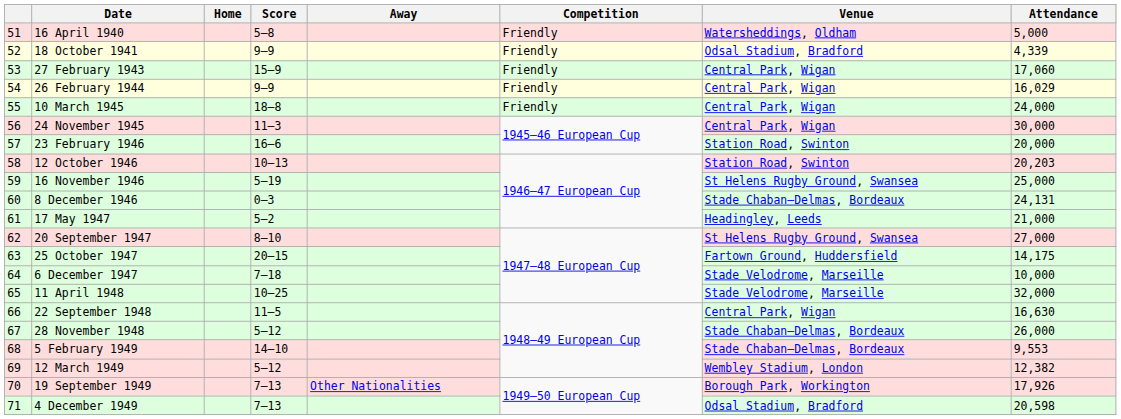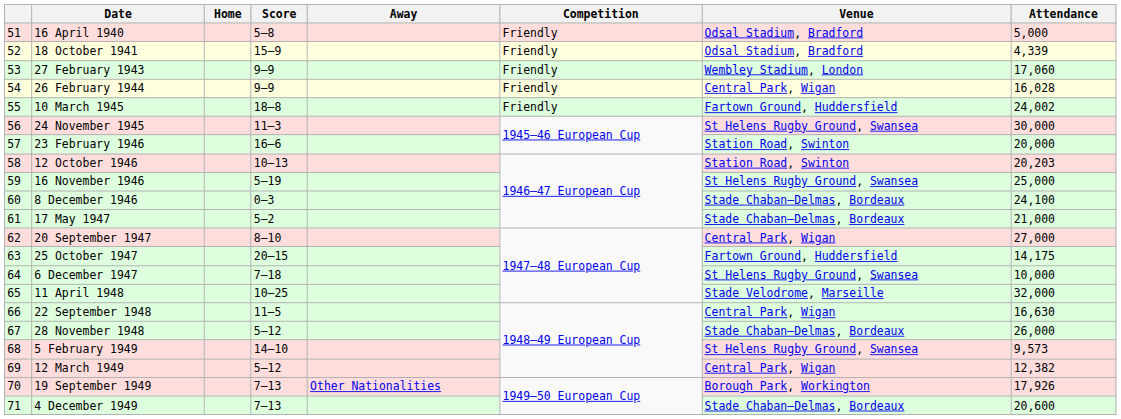(780, 32) Watersheddings, Oldham -> (784, 32) Odsal Stadium, Bradford
(264, 51) 9–9 -> (268, 51) 15–9
(268, 70) 15–9 -> (264, 70) 9–9
(770, 70) Central Park, Wigan -> (784, 70) Wembley Stadium, London
(1034, 88) 16,029 -> (1034, 88) 16,028
(770, 107) Central Park, Wigan -> (801, 107) Fartown Ground, Huddersfield
(1034, 107) 24,000 -> (1034, 107) 24,002
(770, 126) Central Park, Wigan -> (811, 126) St Helens Rugby Ground, Swansea
(1034, 200) 24,131 -> (1034, 200) 24,100
(763, 219) Headingley, Leeds -> (804, 219) Stade Chaban–Delmas, Bordeaux
(811, 238) St Helens Rugby Ground, Swansea -> (770, 238) Central Park, Wigan
(794, 275) Stade Velodrome, Marseille -> (811, 275) St Helens Rugby Ground, Swansea
(804, 349) Stade Chaban–Delmas, Bordeaux -> (811, 349) St Helens Rugby Ground, Swansea
(1031, 349) 9,553 -> (1031, 349) 9,573
(784, 368) Wembley Stadium, London -> (770, 368) Central Park, Wigan
(784, 405) Odsal Stadium, Bradford -> (804, 405) Stade Chaban–Delmas, Bordeaux
(1034, 405) 20,598 -> (1034, 405) 20,600
